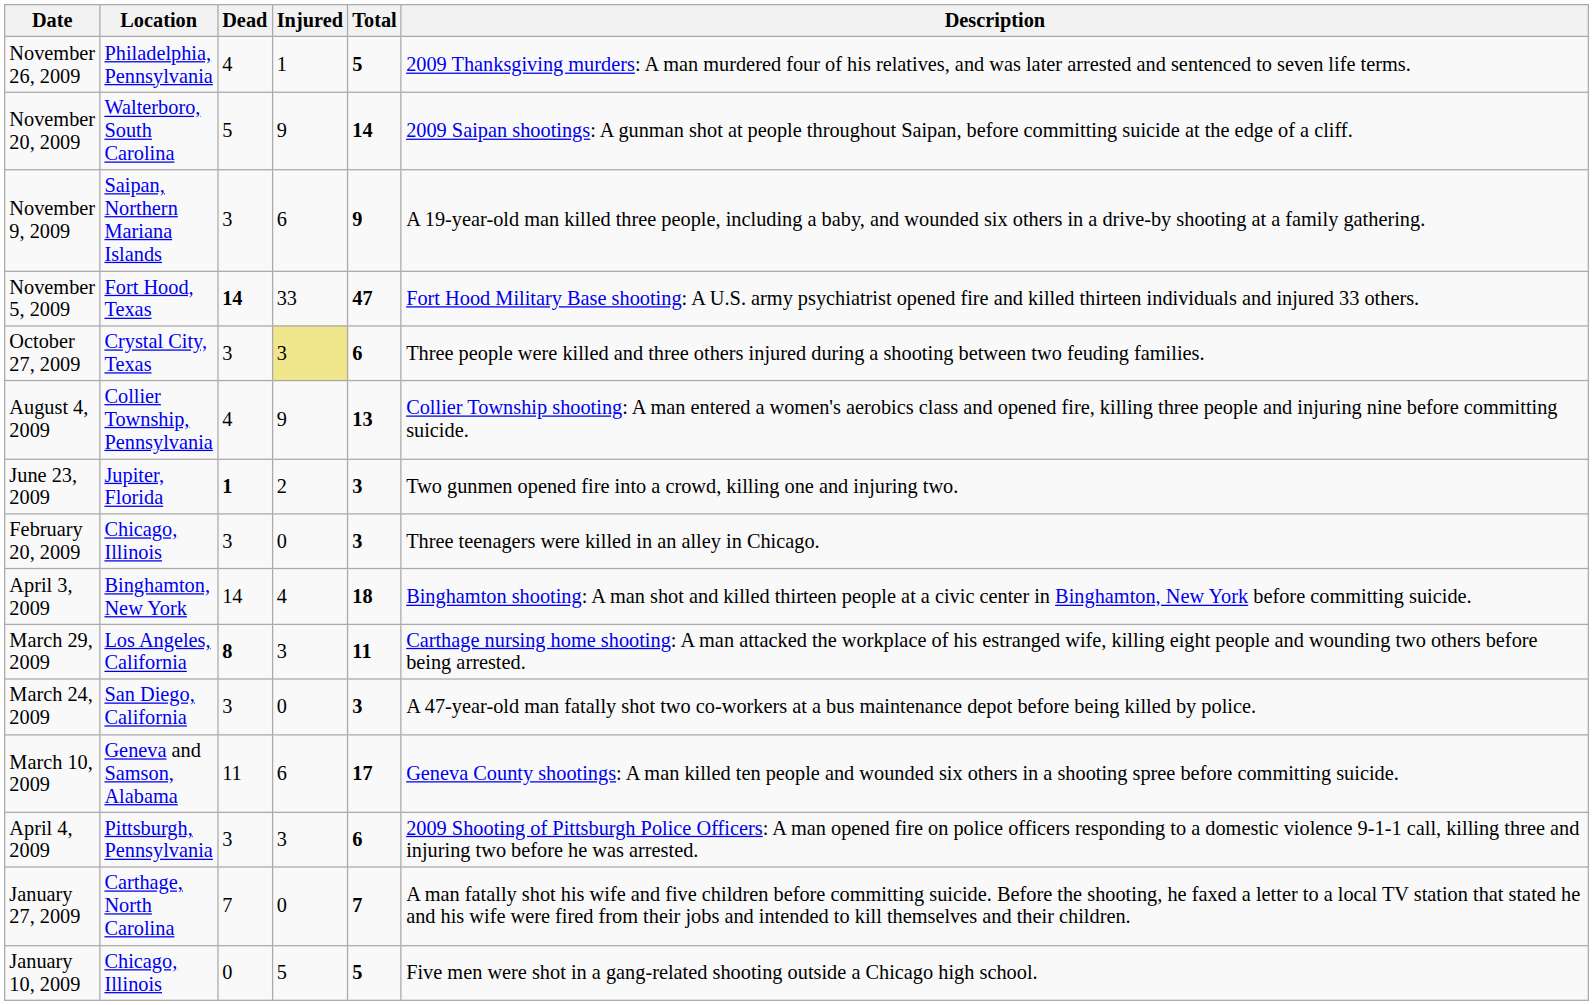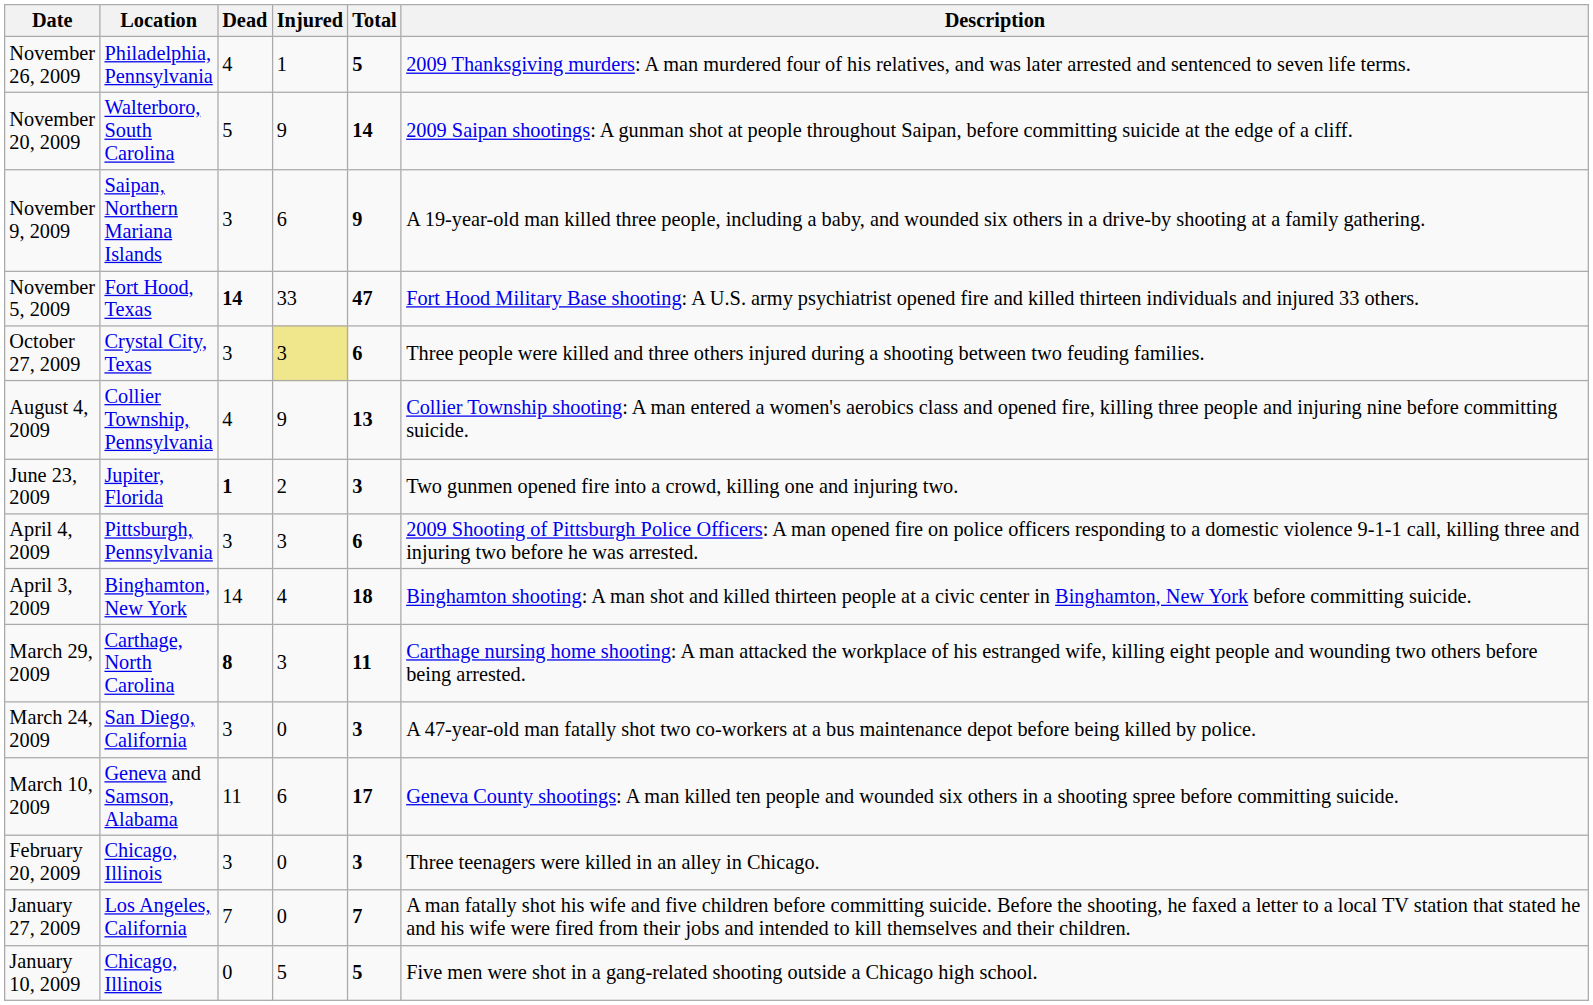rows swapped: (41, 839) <-> (46, 541)
(158, 651) Los Angeles, California -> (144, 662) Carthage, North Carolina
(144, 906) Carthage, North Carolina -> (158, 917) Los Angeles, California
